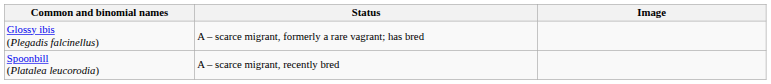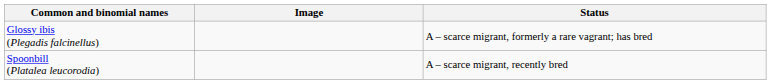columns swapped: (652, 13) <-> (366, 13)
